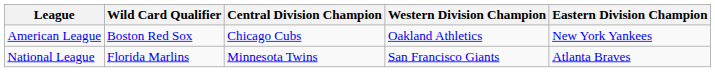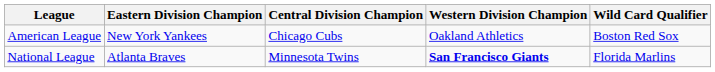columns swapped: (630, 14) <-> (164, 14)
(444, 56) normal -> (489, 56) bold
